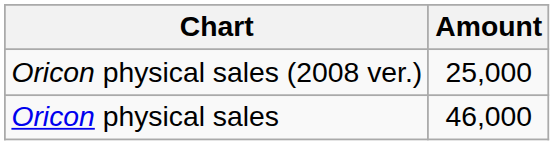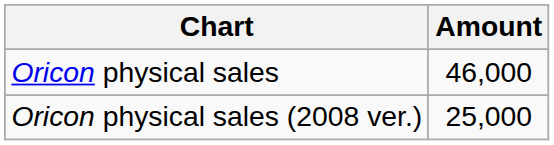rows swapped: (145, 116) <-> (217, 71)
